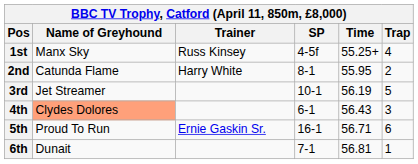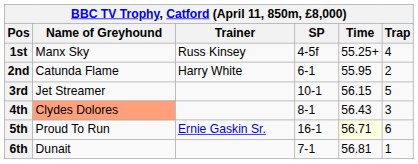(306, 71) 8-1 -> (306, 71) 6-1
(356, 91) 56.19 -> (356, 91) 56.15
(306, 110) 6-1 -> (306, 110) 8-1
(356, 129) no background -> (356, 129) lightyellow background
